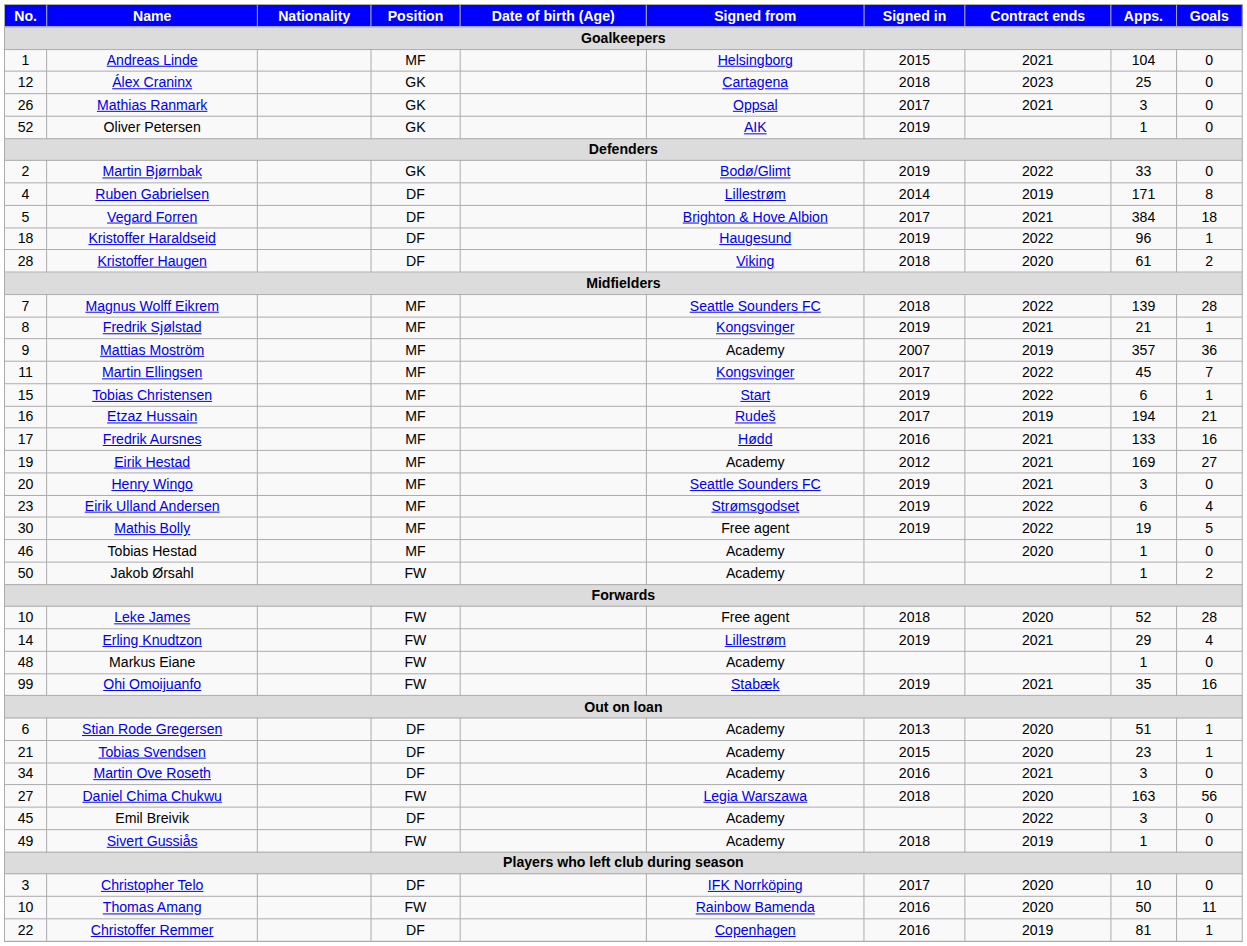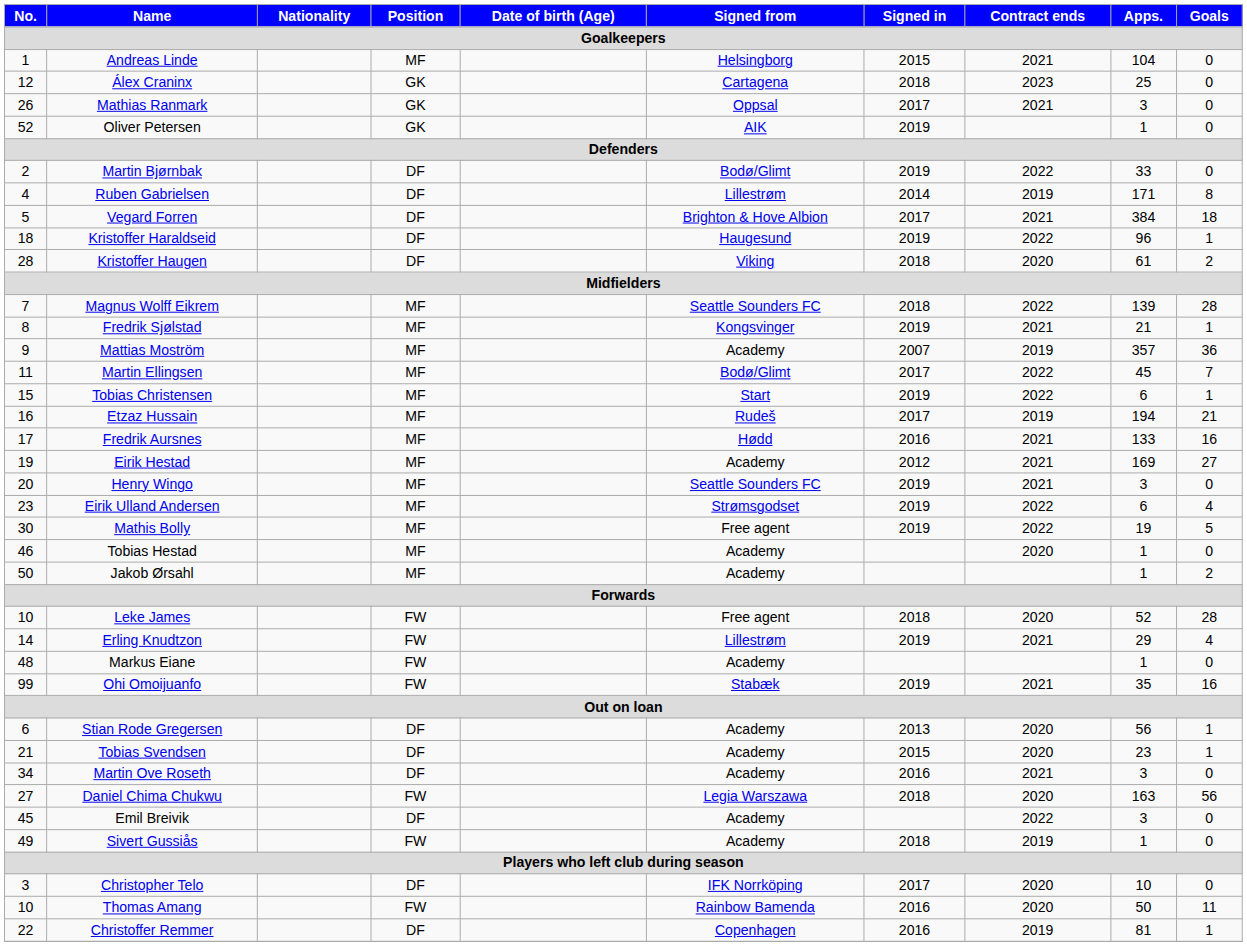(415, 172) GK -> (415, 172) DF
(755, 373) Kongsvinger -> (755, 373) Bodø/Glimt
(415, 573) FW -> (415, 573) MF
(1143, 729) 51 -> (1143, 729) 56
